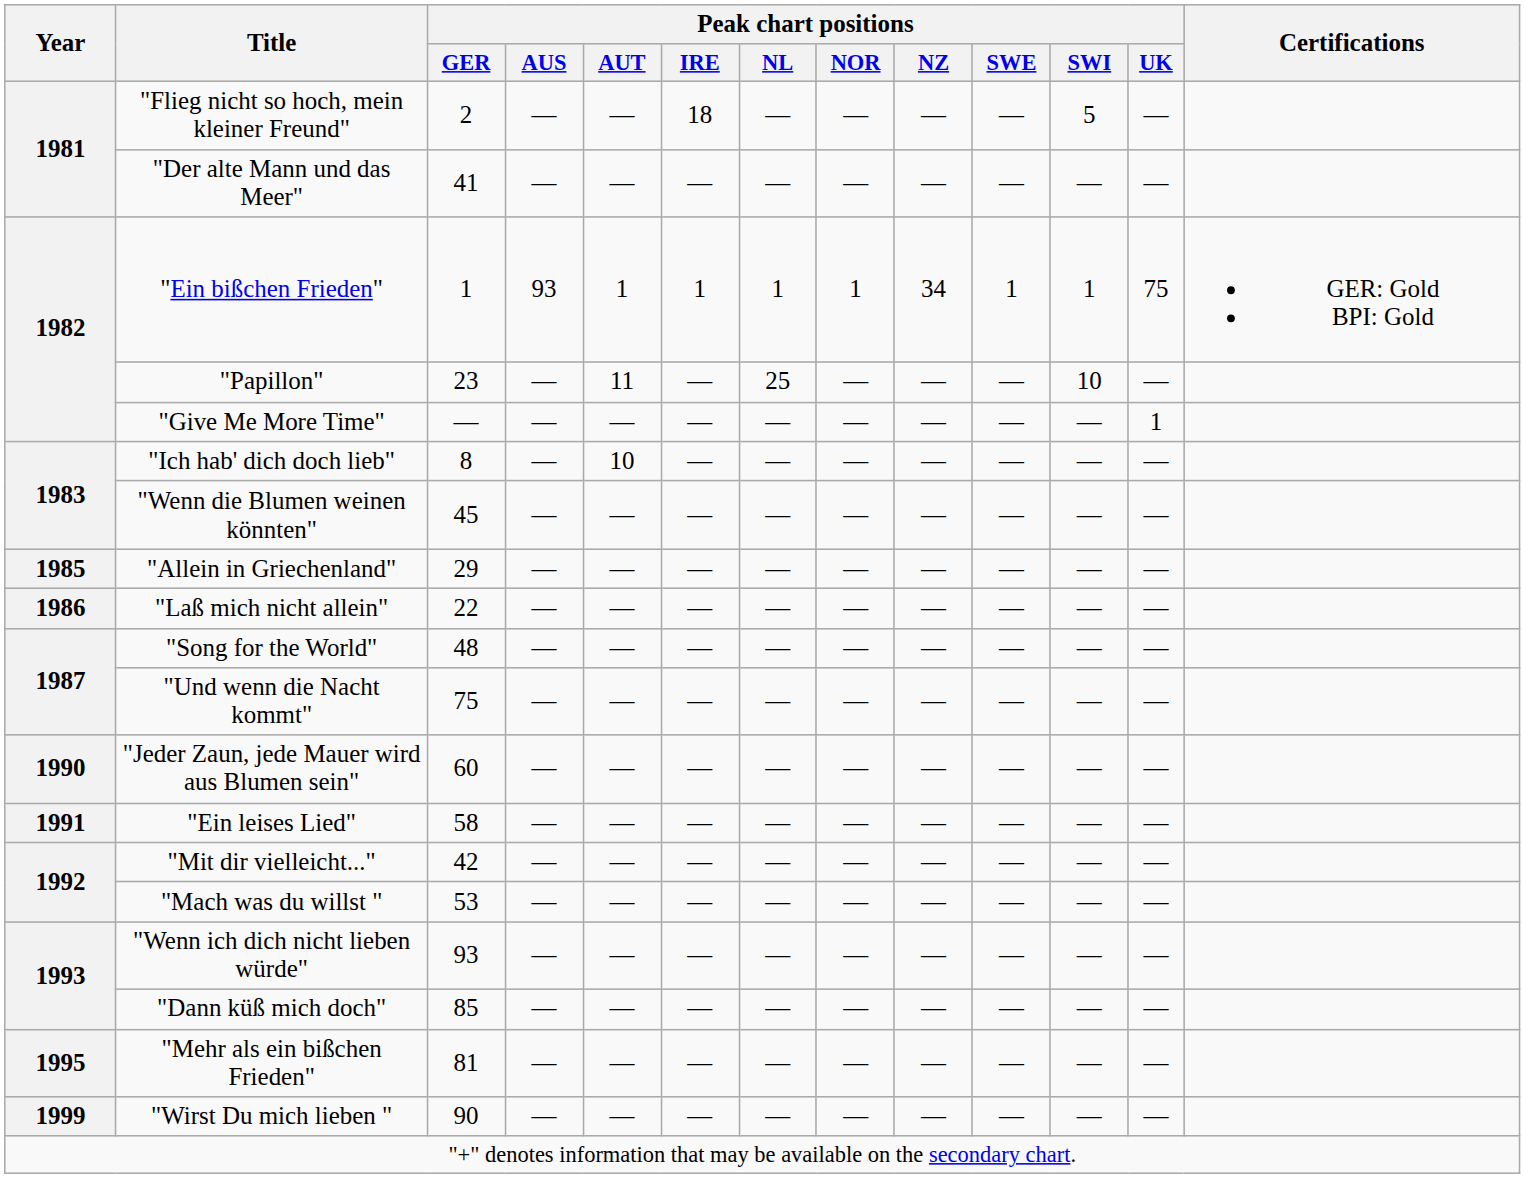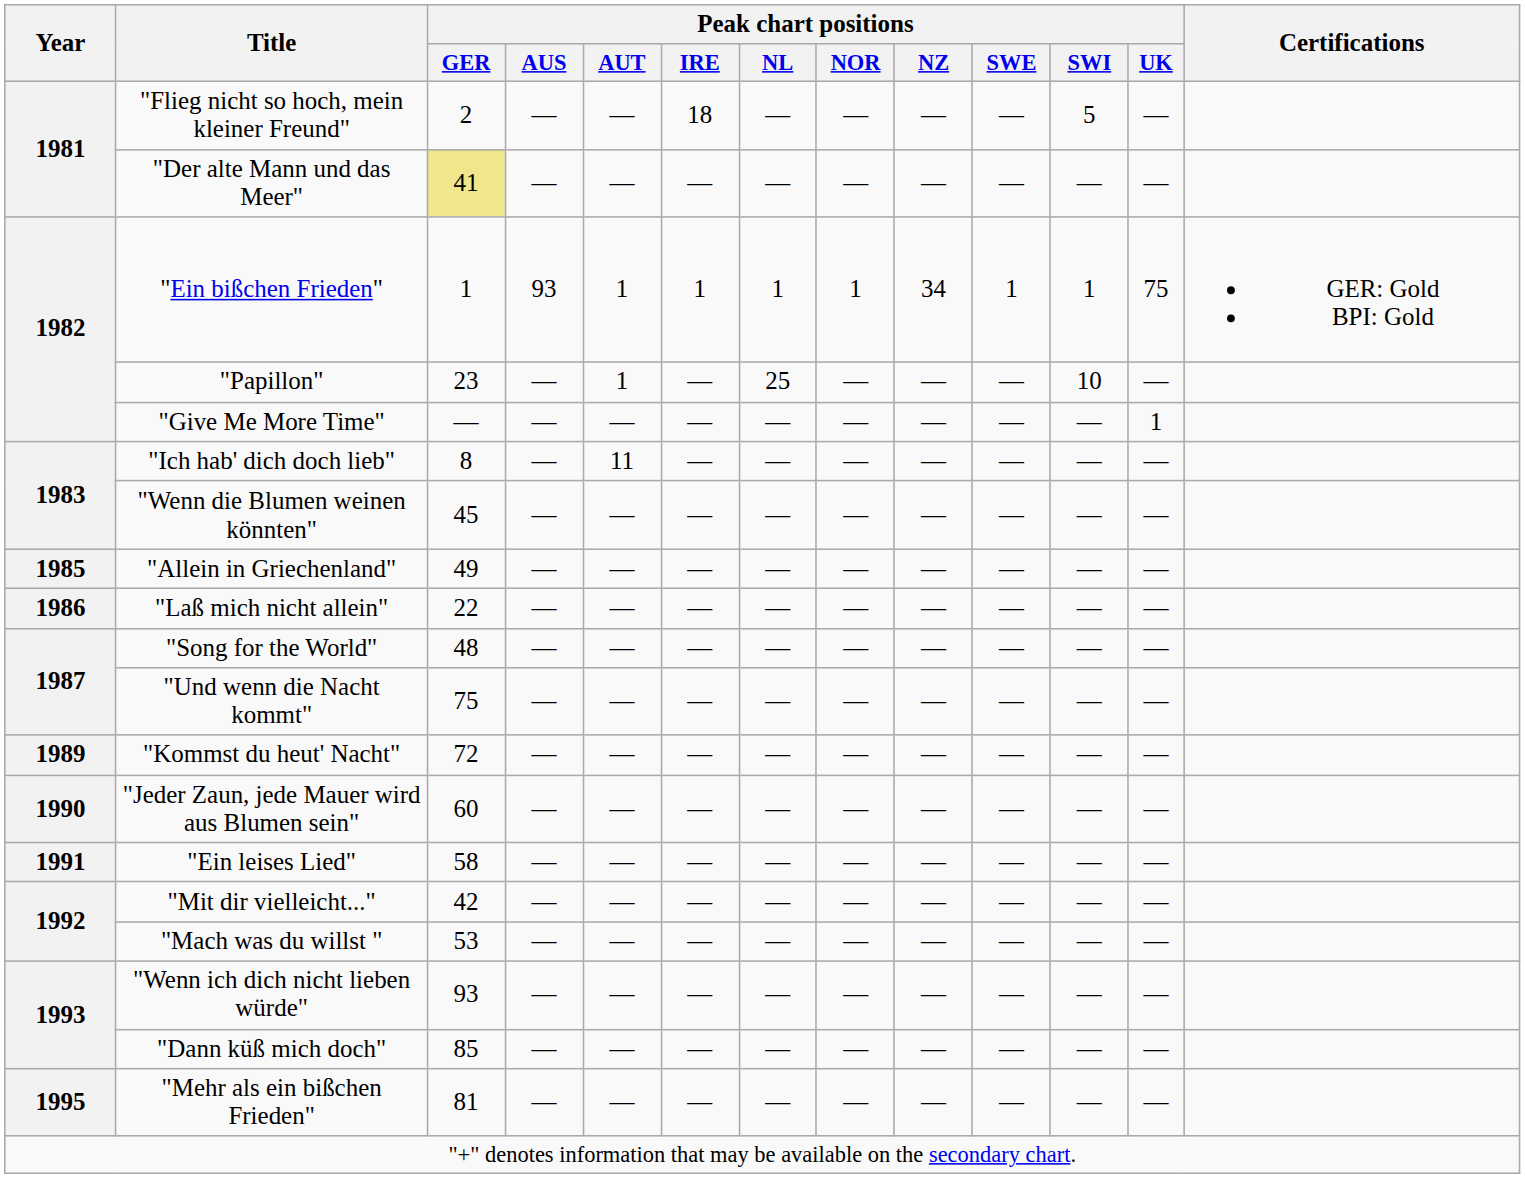(466, 182) no background -> (466, 182) khaki background
(622, 381) 11 -> (622, 381) 1
(622, 461) 10 -> (622, 461) 11
(466, 568) 29 -> (466, 568) 49
+ row: (272, 754)
- row: (272, 1116)
